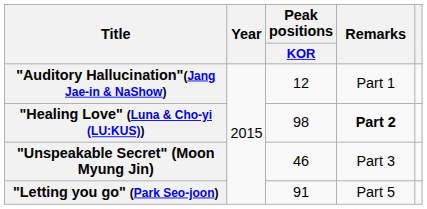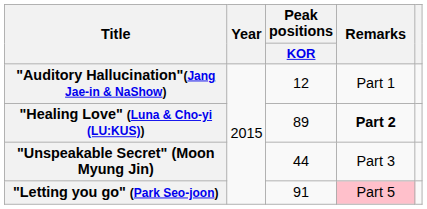(301, 122) 98 -> (301, 122) 89
(301, 161) 46 -> (301, 161) 44
(376, 192) no background -> (376, 192) pink background
